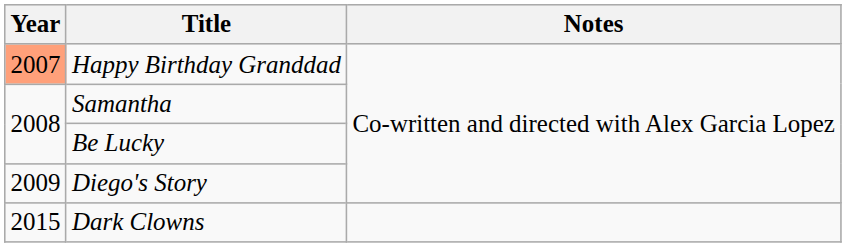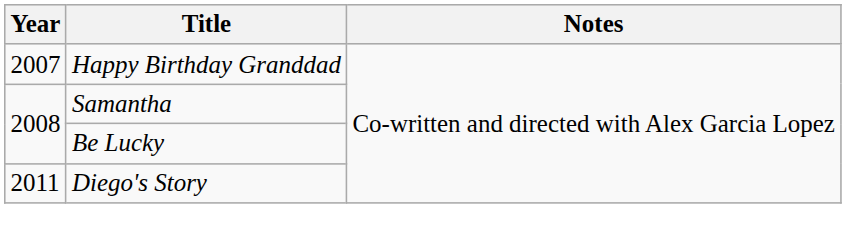(35, 63) lightsalmon background -> (35, 63) no background
(35, 182) 2009 -> (35, 182) 2011
- row: (138, 222)
